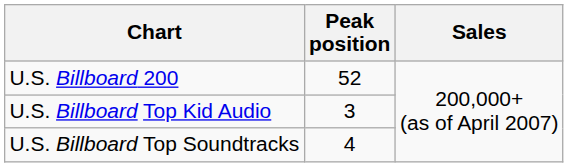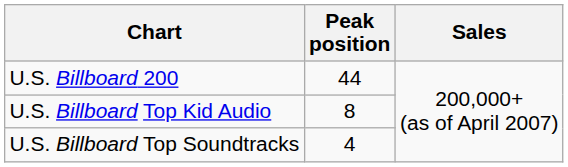(350, 77) 52 -> (350, 77) 44
(350, 111) 3 -> (350, 111) 8
